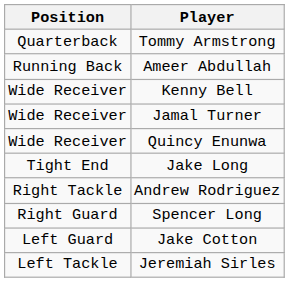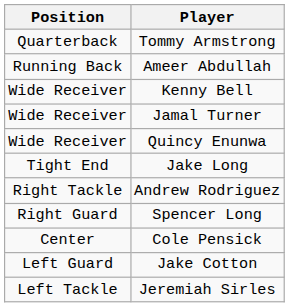+ row: (207, 240)
